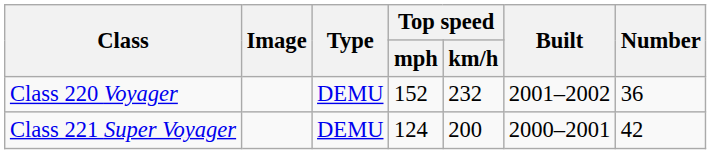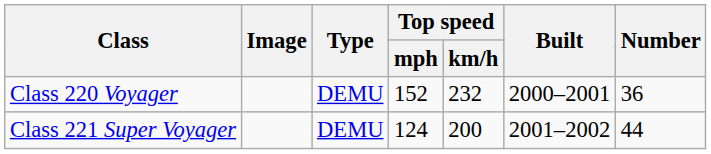(559, 93) 2001–2002 -> (559, 93) 2000–2001
(559, 129) 2000–2001 -> (559, 129) 2001–2002
(632, 129) 42 -> (632, 129) 44
